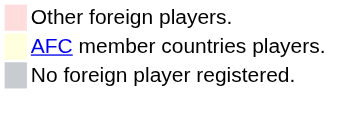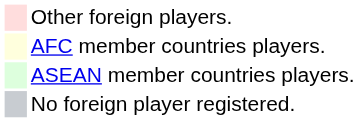+ row: (193, 75)
